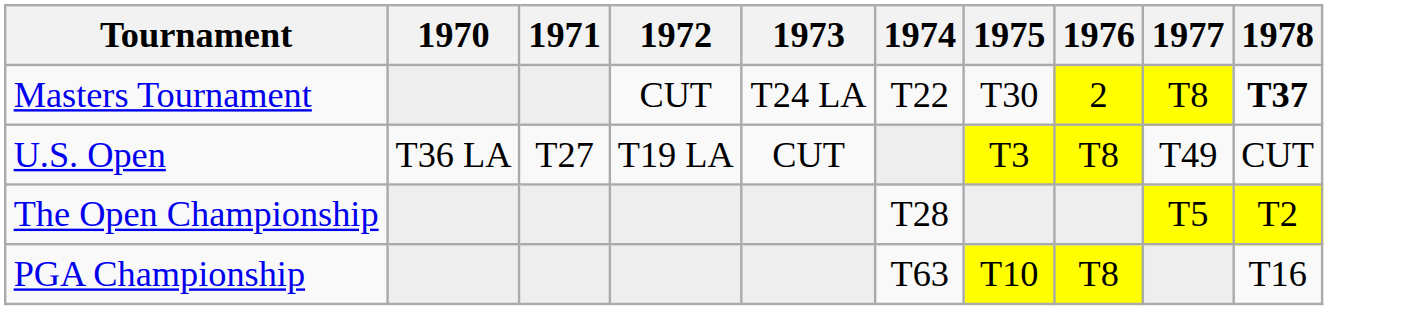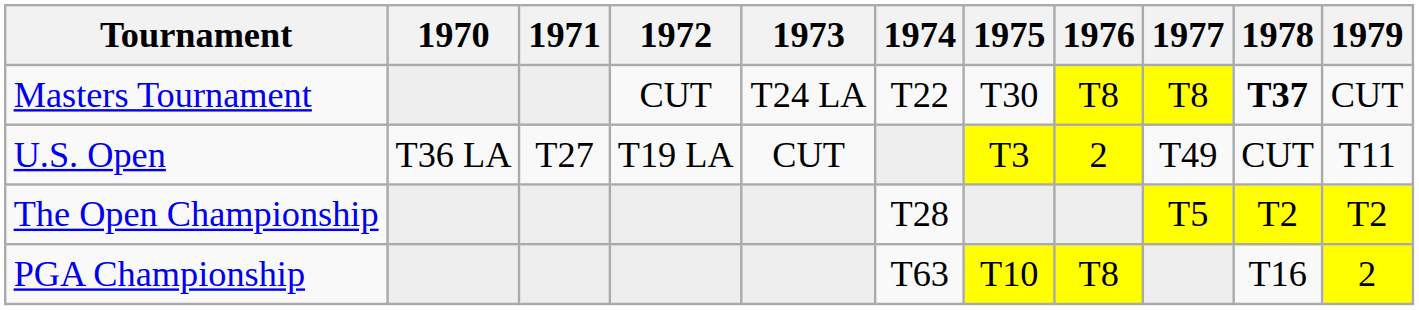+ column: (1367, 34)
(1099, 94) 2 -> (1099, 94) T8
(1099, 154) T8 -> (1099, 154) 2
